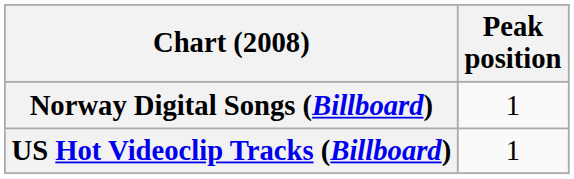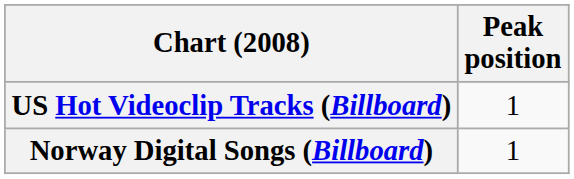rows swapped: (231, 104) <-> (231, 150)
